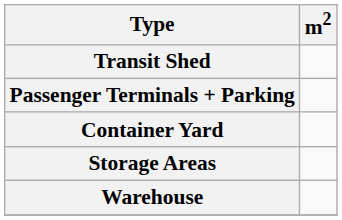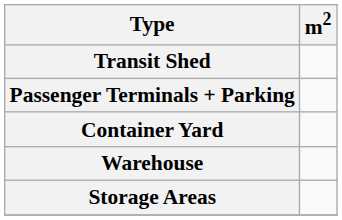rows swapped: (152, 163) <-> (152, 197)
